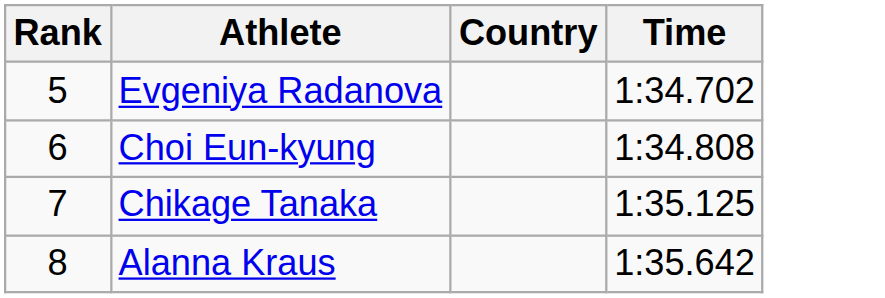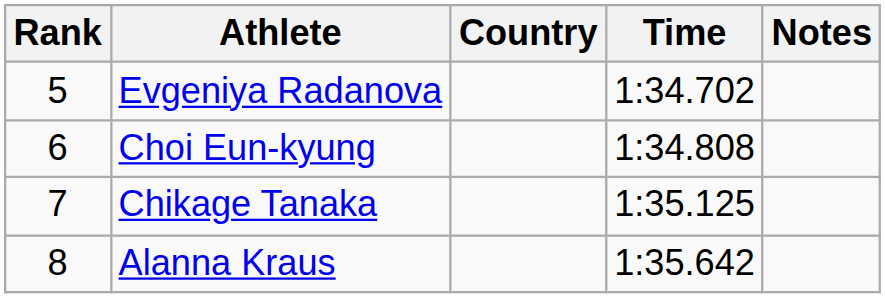+ column: (822, 33)
